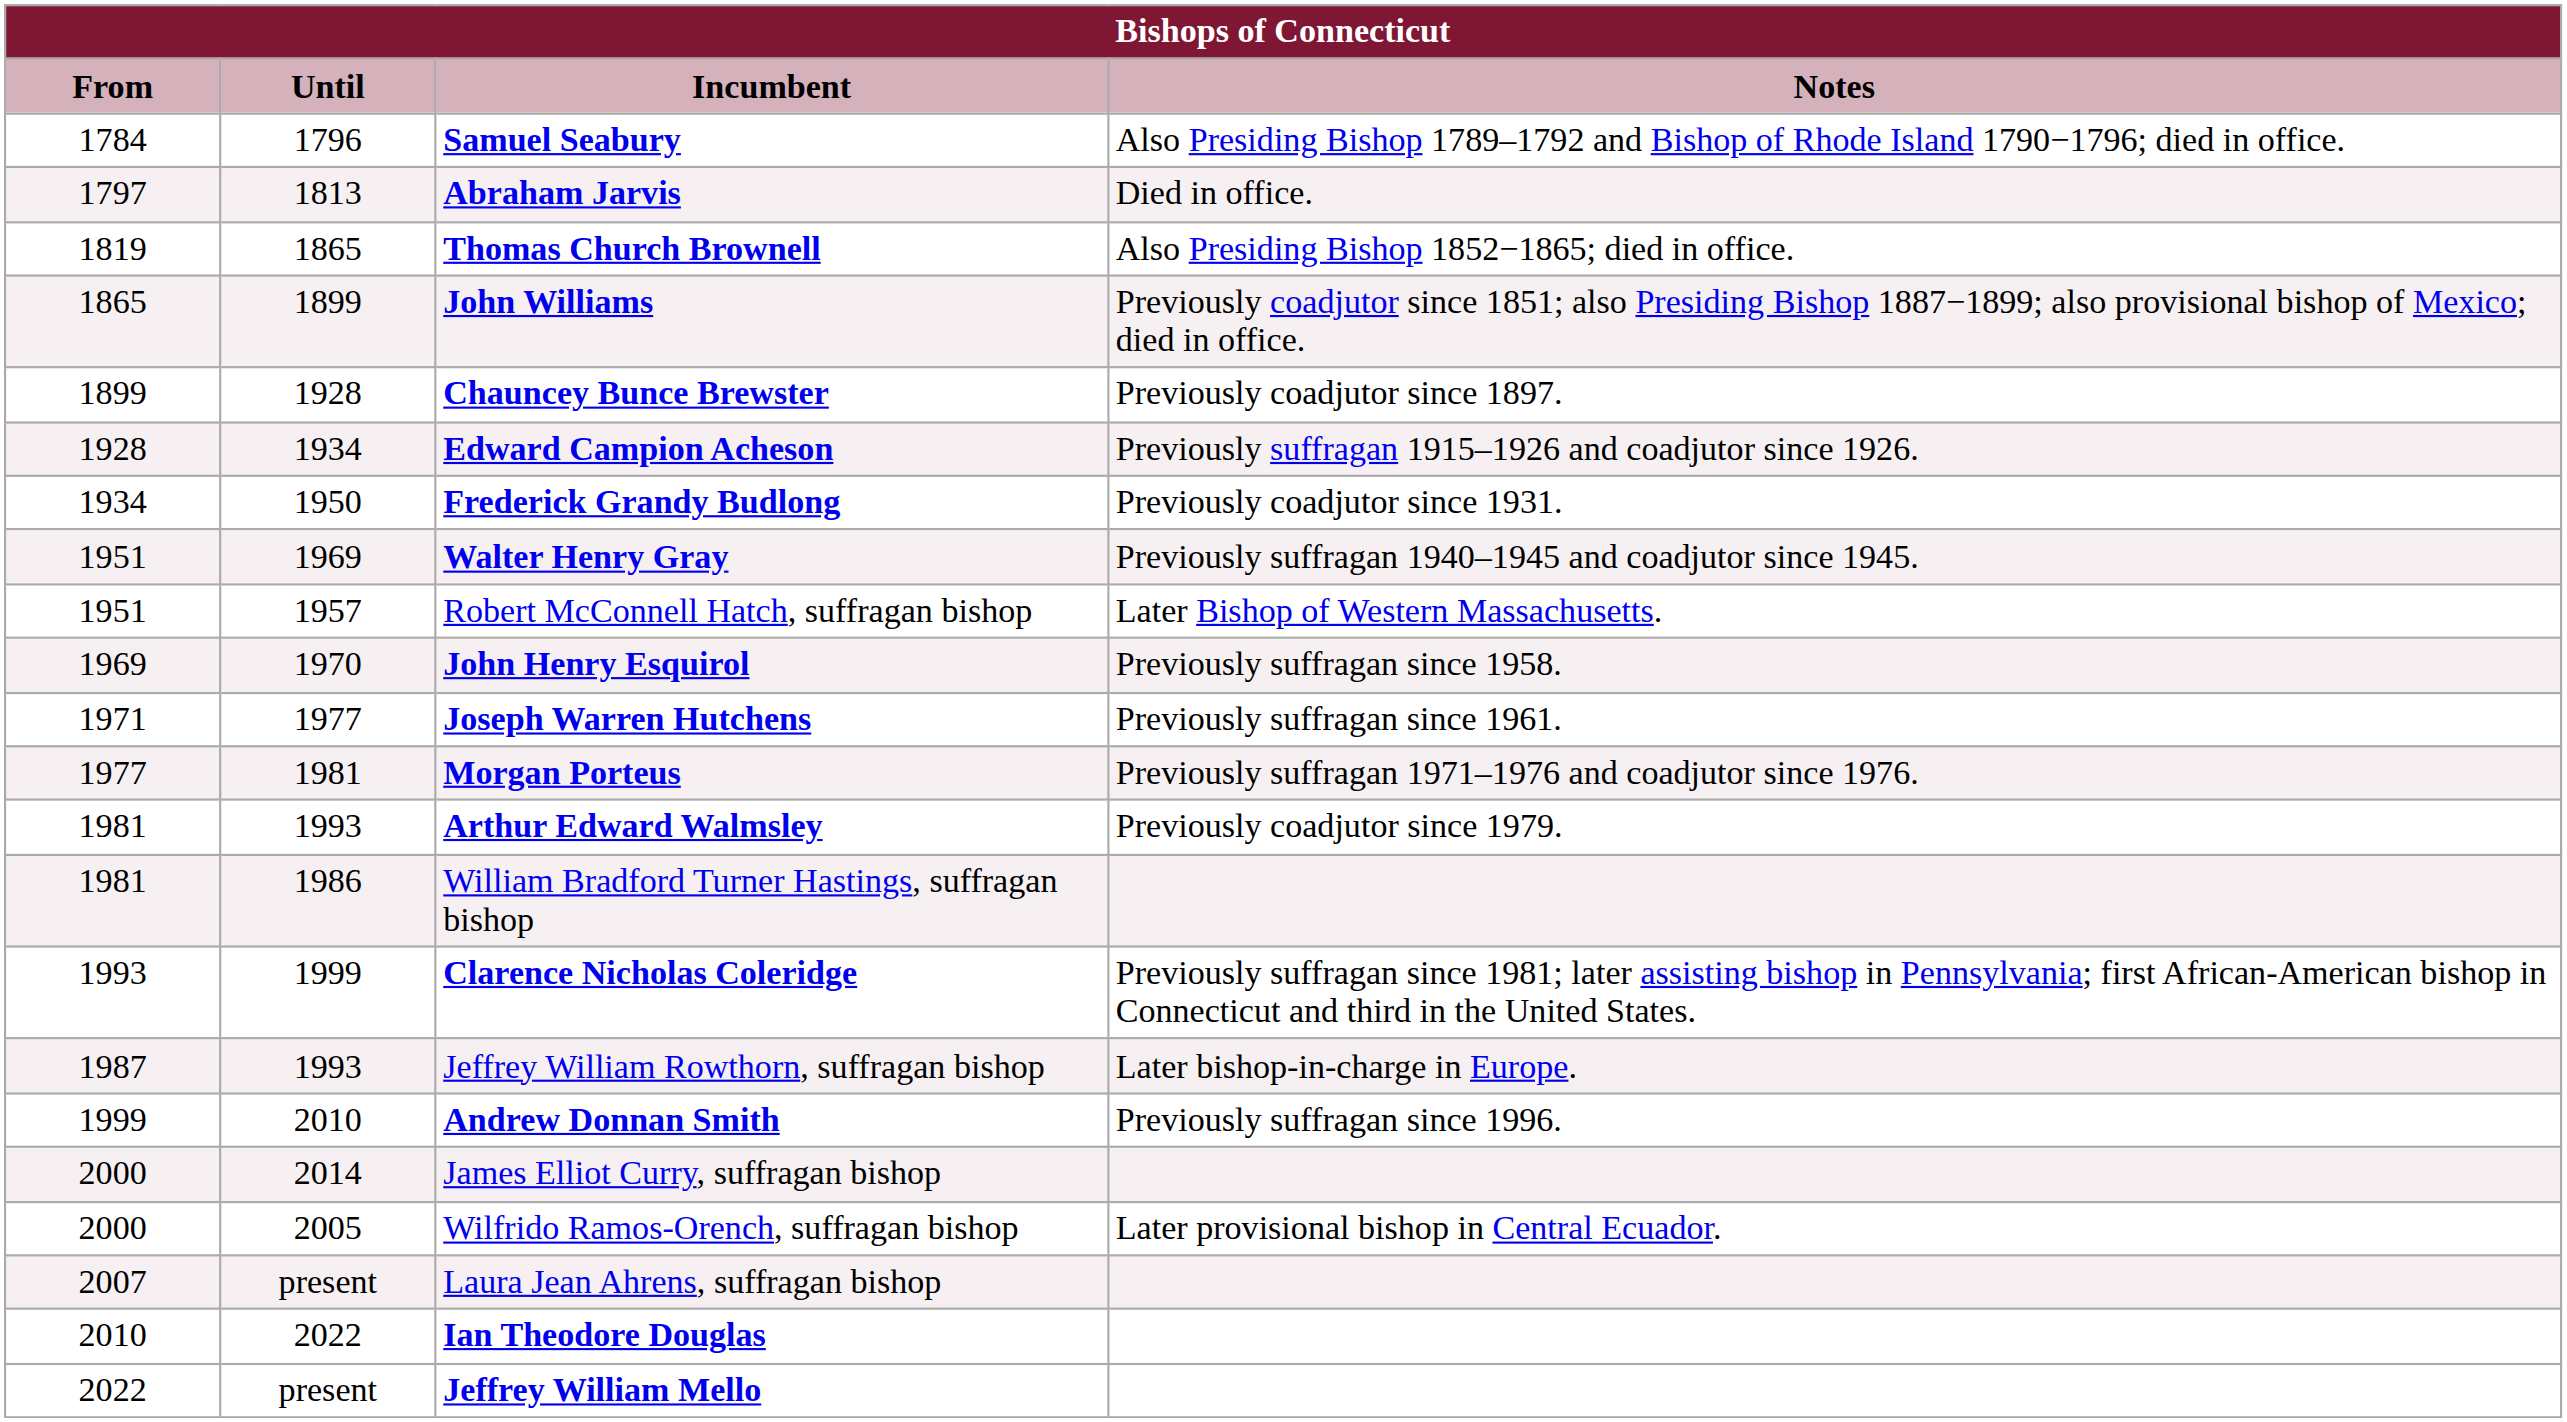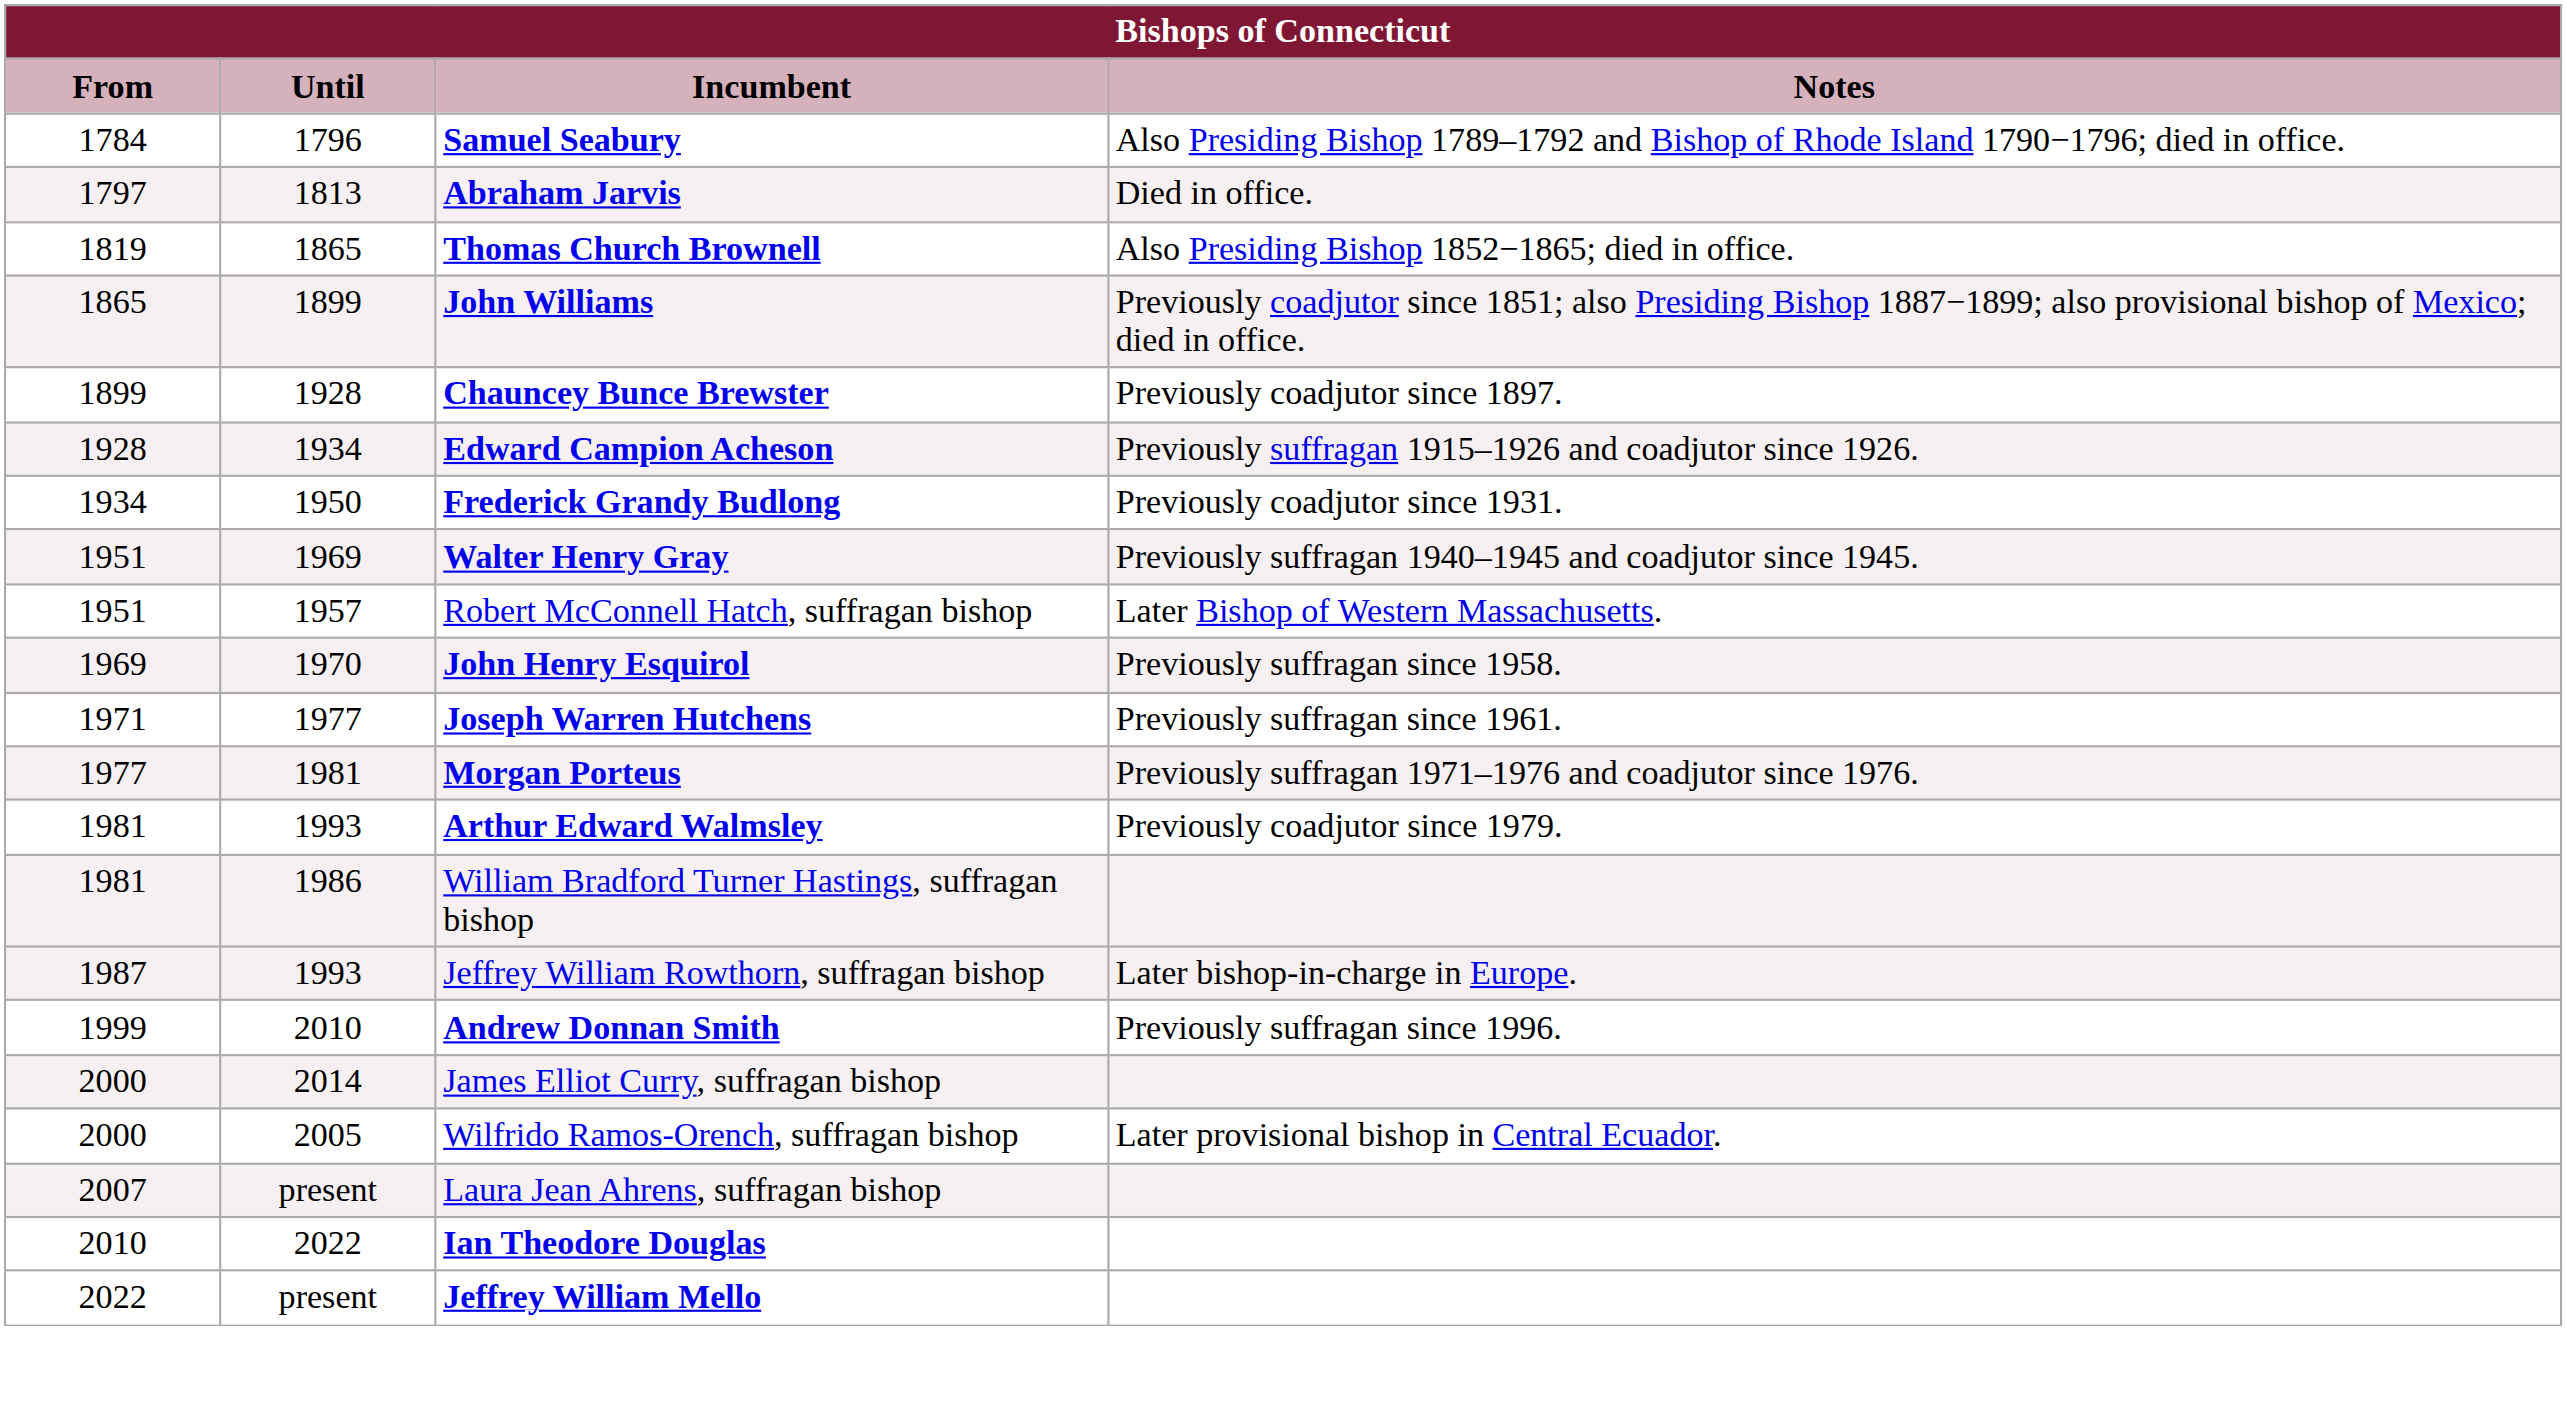- row: (650, 972)
